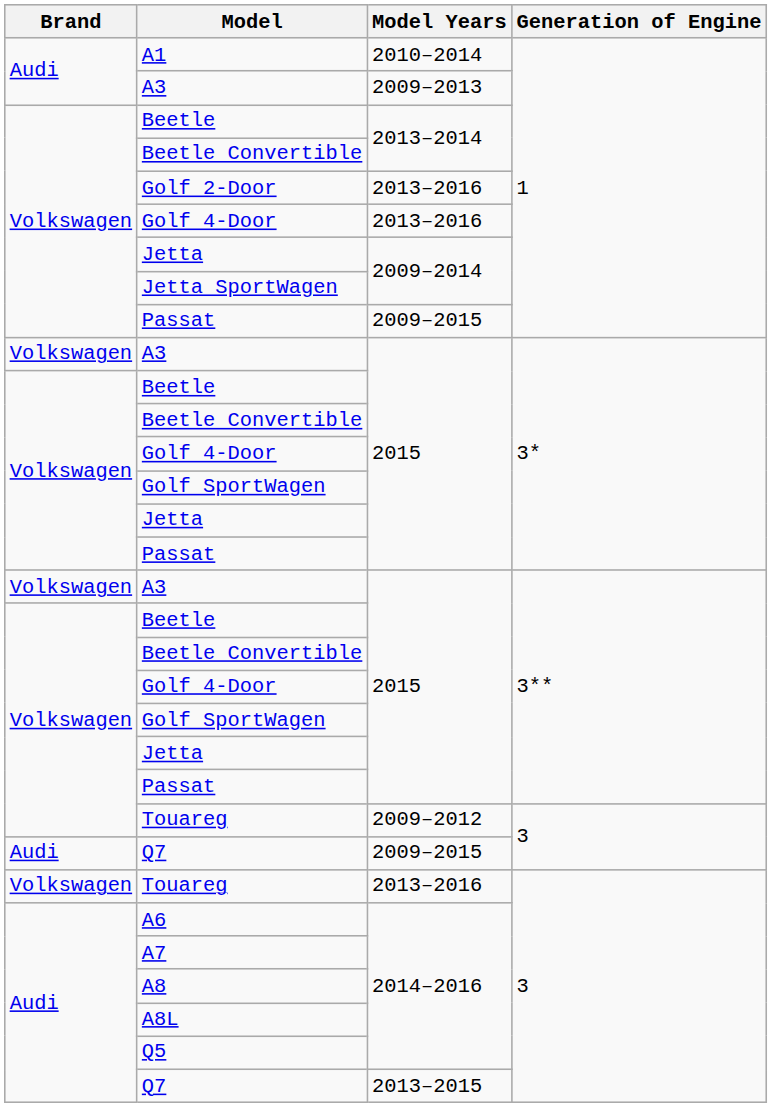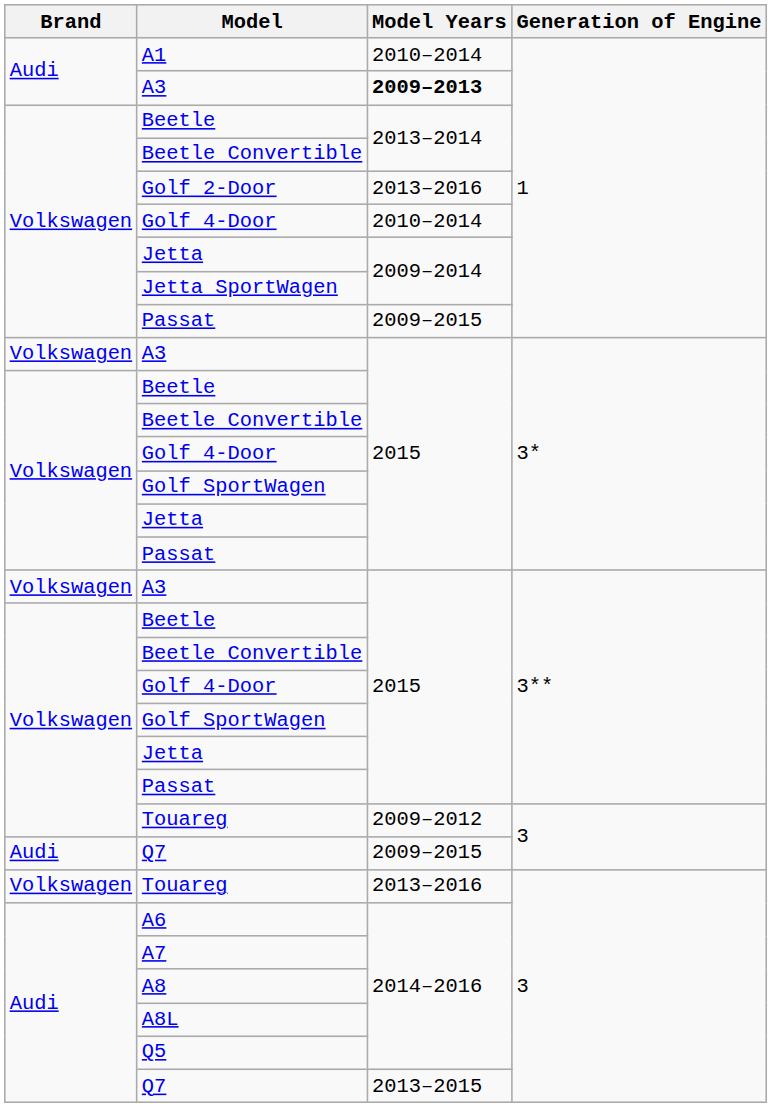(427, 88) normal -> (427, 88) bold
(427, 221) 2013–2016 -> (427, 221) 2010–2014
